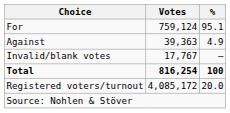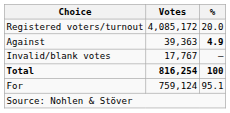rows swapped: (15, 27) <-> (75, 86)
(215, 41) normal -> (215, 41) bold
